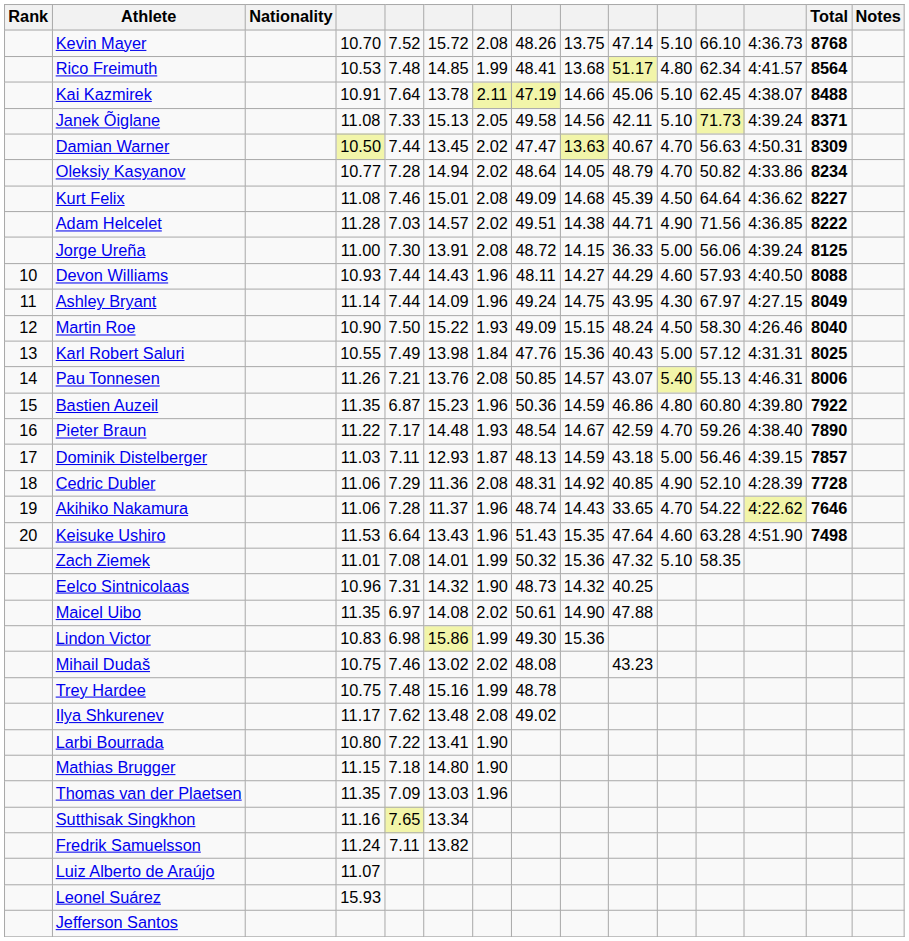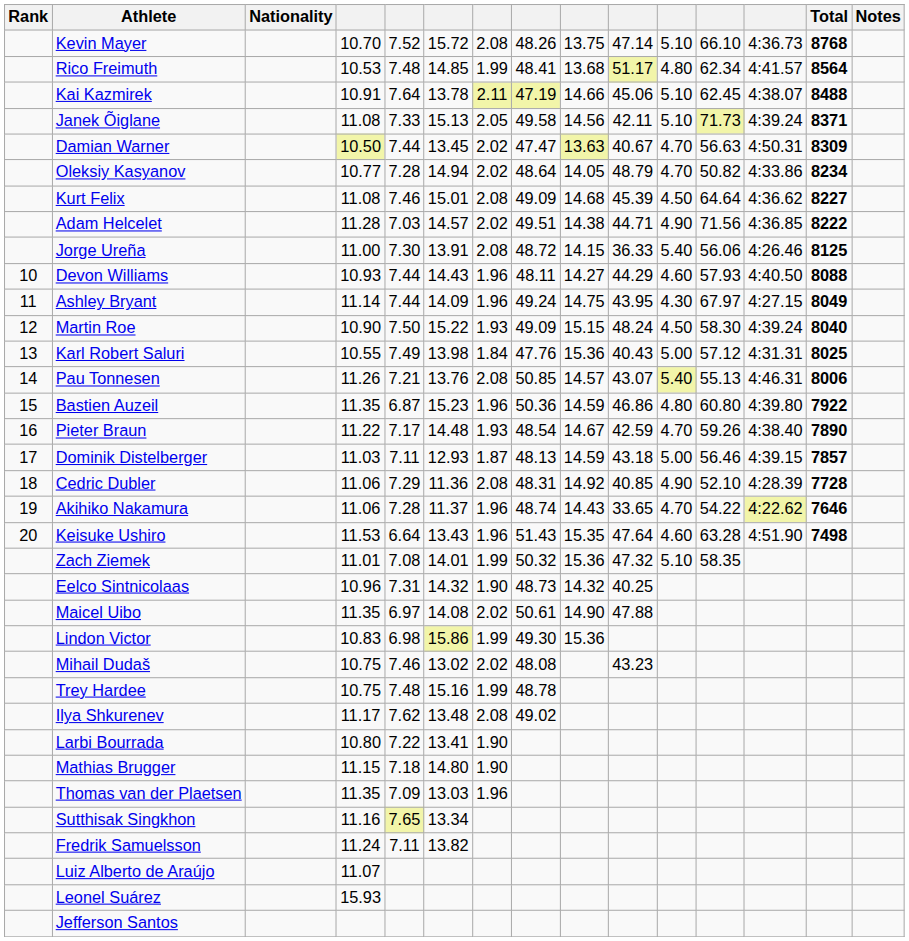(676, 250) 5.00 -> (676, 250) 5.40
(775, 250) 4:39.24 -> (775, 250) 4:26.46
(775, 328) 4:26.46 -> (775, 328) 4:39.24
